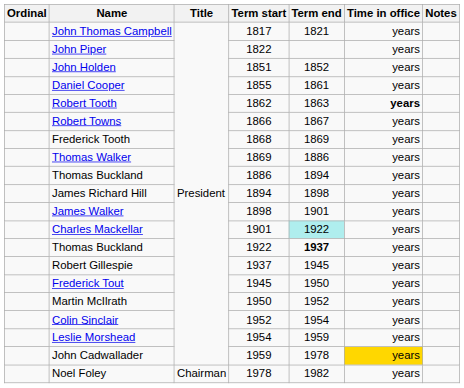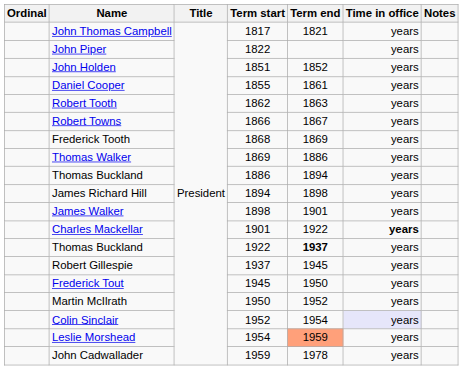(405, 103) bold -> (405, 103) normal
(317, 229) paleturquoise background -> (315, 229) no background
(406, 229) normal -> (404, 229) bold
(406, 319) no background -> (405, 319) lavender background
(317, 337) no background -> (315, 337) lightsalmon background
(406, 355) gold background -> (405, 355) no background
- row: (79, 373)
